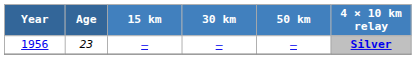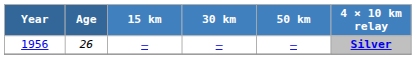(86, 45) 23 -> (86, 45) 26
